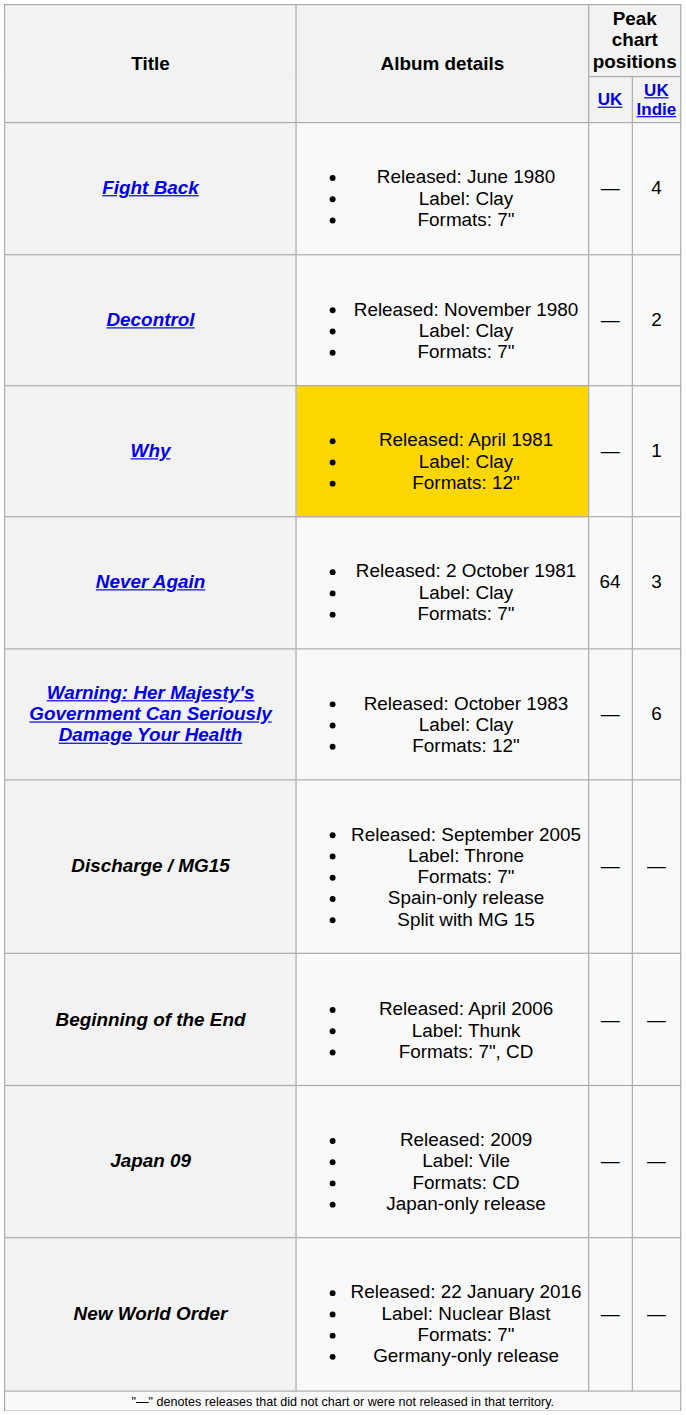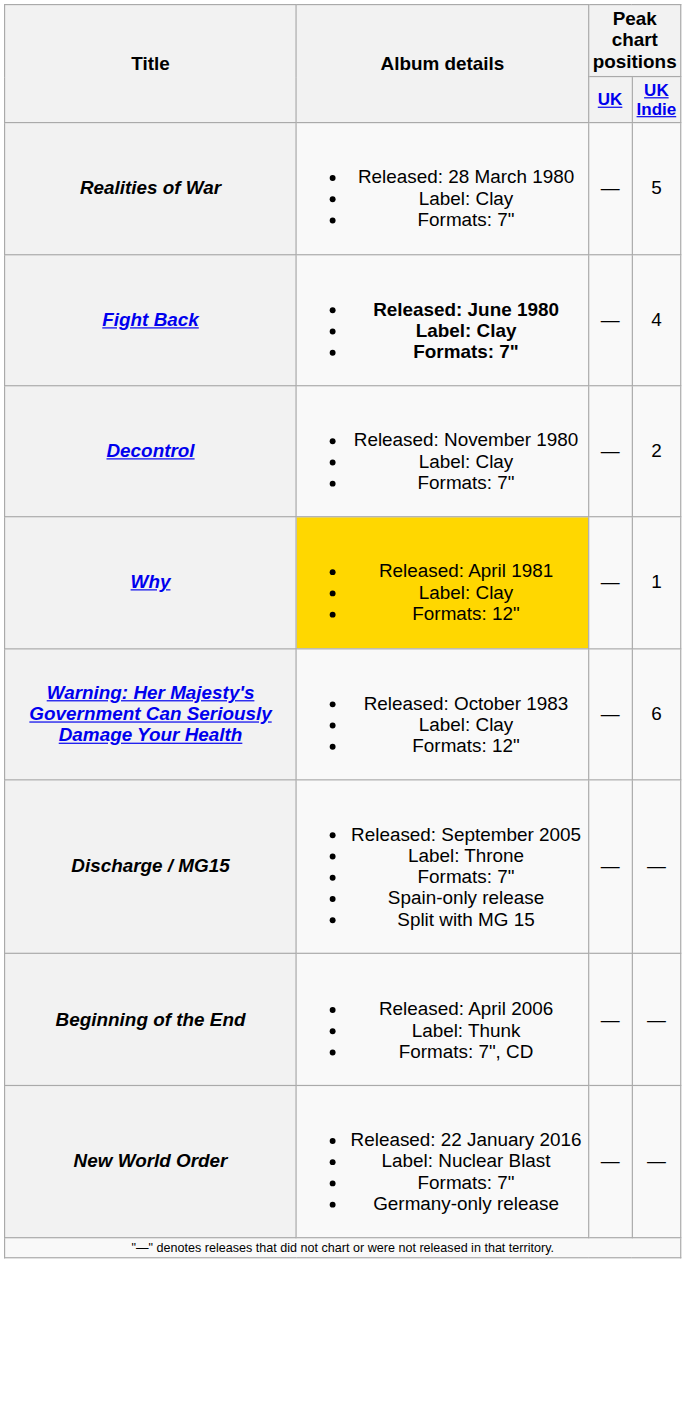+ row: (151, 188)
(442, 199) normal -> (442, 330) bold
- row: (151, 582)
- row: (151, 1161)
